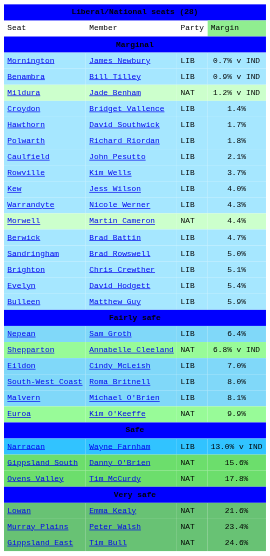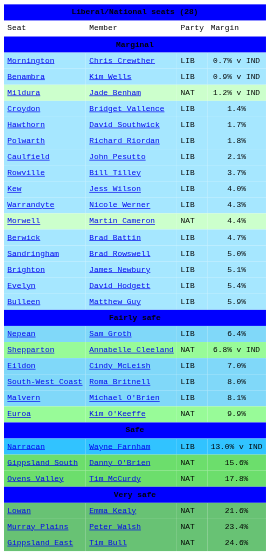(225, 28) lightgreen background -> (225, 28) no background
(120, 60) James Newbury -> (122, 60) Chris Crewther
(115, 76) Bill Tilley -> (110, 76) Kim Wells
(110, 173) Kim Wells -> (115, 173) Bill Tilley
(122, 269) Chris Crewther -> (120, 269) James Newbury
